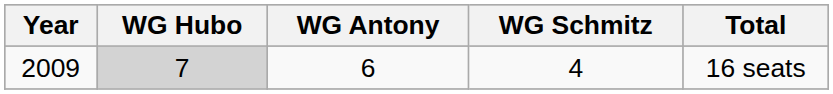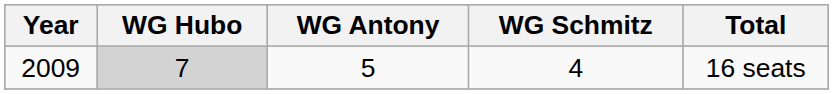(368, 67) 6 -> (368, 67) 5
